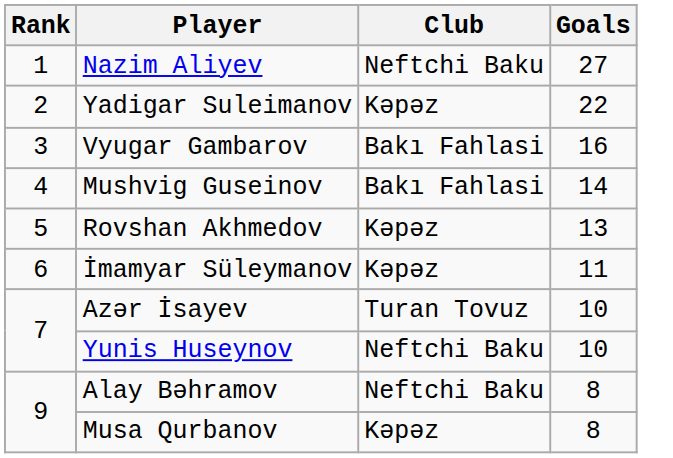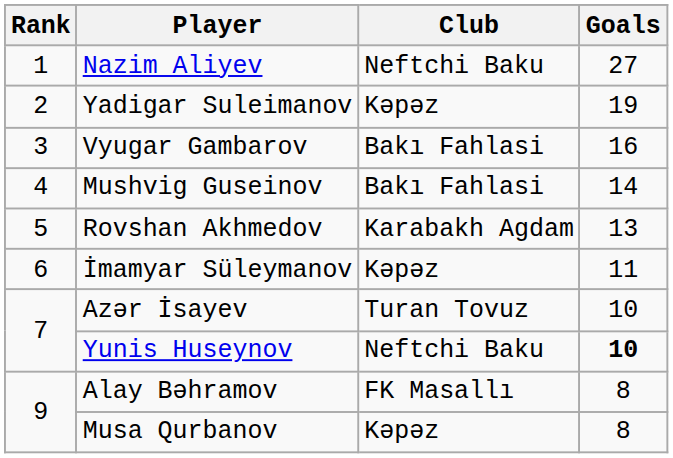(593, 107) 22 -> (623, 107) 19
(402, 229) Kəpəz -> (469, 229) Karabakh Agdam
(593, 351) normal -> (623, 351) bold
(454, 391) Neftchi Baku -> (439, 391) FK Masallı
